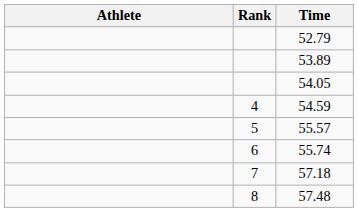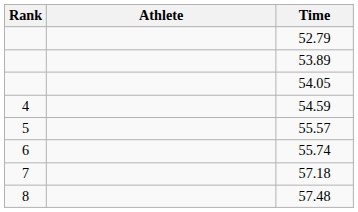columns swapped: (255, 15) <-> (119, 15)
